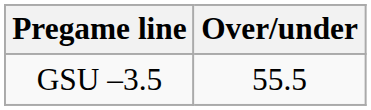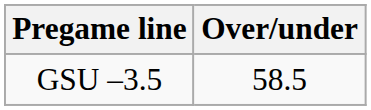(280, 79) 55.5 -> (280, 79) 58.5
